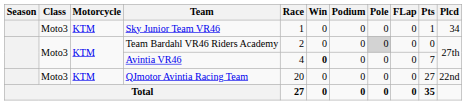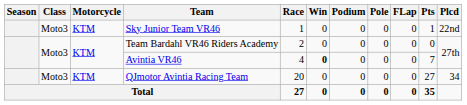(454, 28) 34 -> (449, 28) 22nd
(386, 44) lightgrey background -> (386, 44) no background
(449, 76) 22nd -> (454, 76) 34
